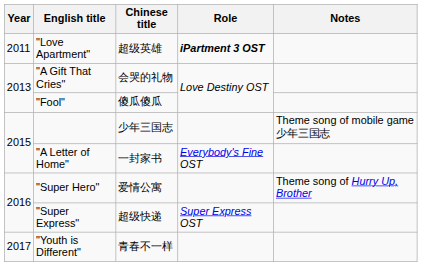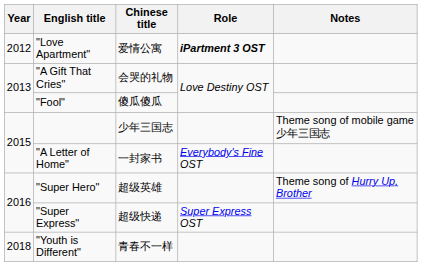(19, 48) 2011 -> (19, 48) 2012
(140, 48) 超级英雄 -> (140, 48) 爱情公寓
(140, 187) 爱情公寓 -> (140, 187) 超级英雄
(19, 247) 2017 -> (19, 247) 2018
